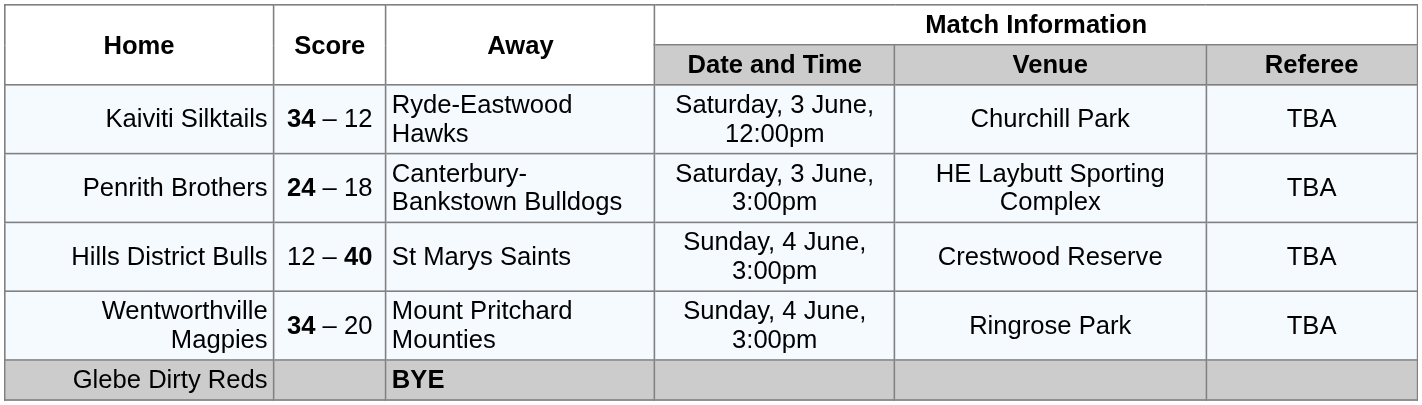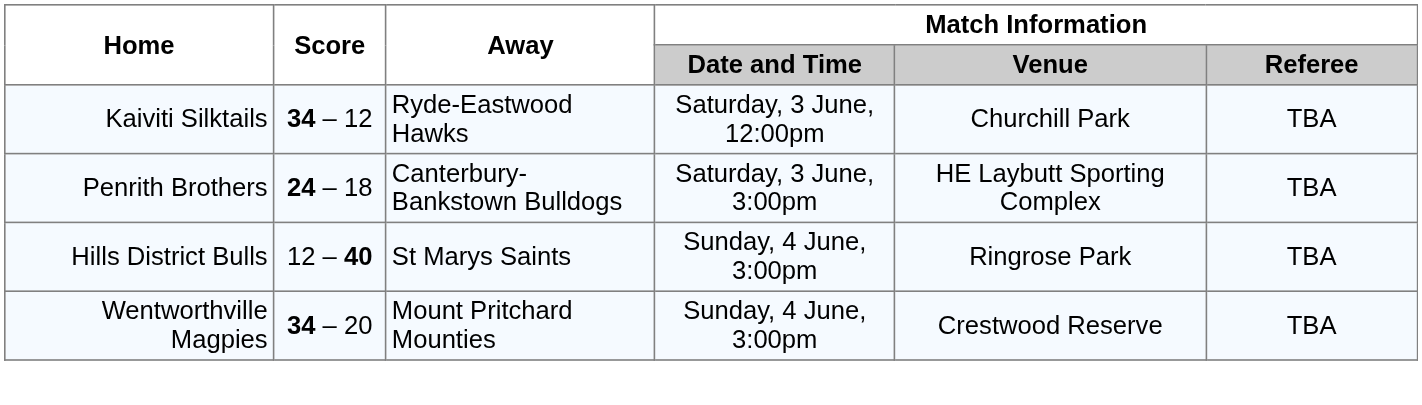(1050, 256) Crestwood Reserve -> (1050, 256) Ringrose Park
(1050, 325) Ringrose Park -> (1050, 325) Crestwood Reserve
- row: (170, 379)
